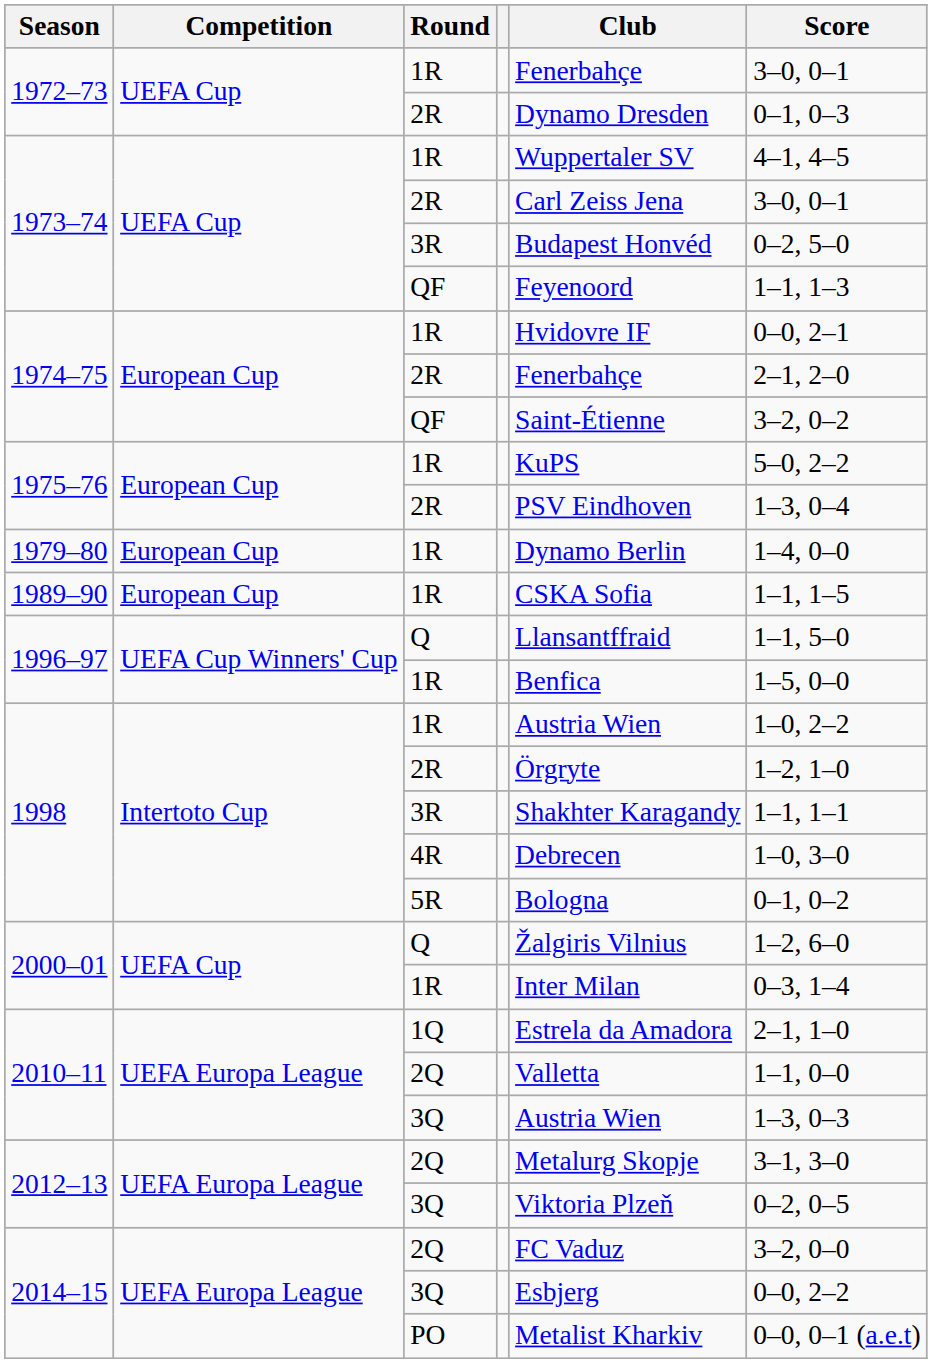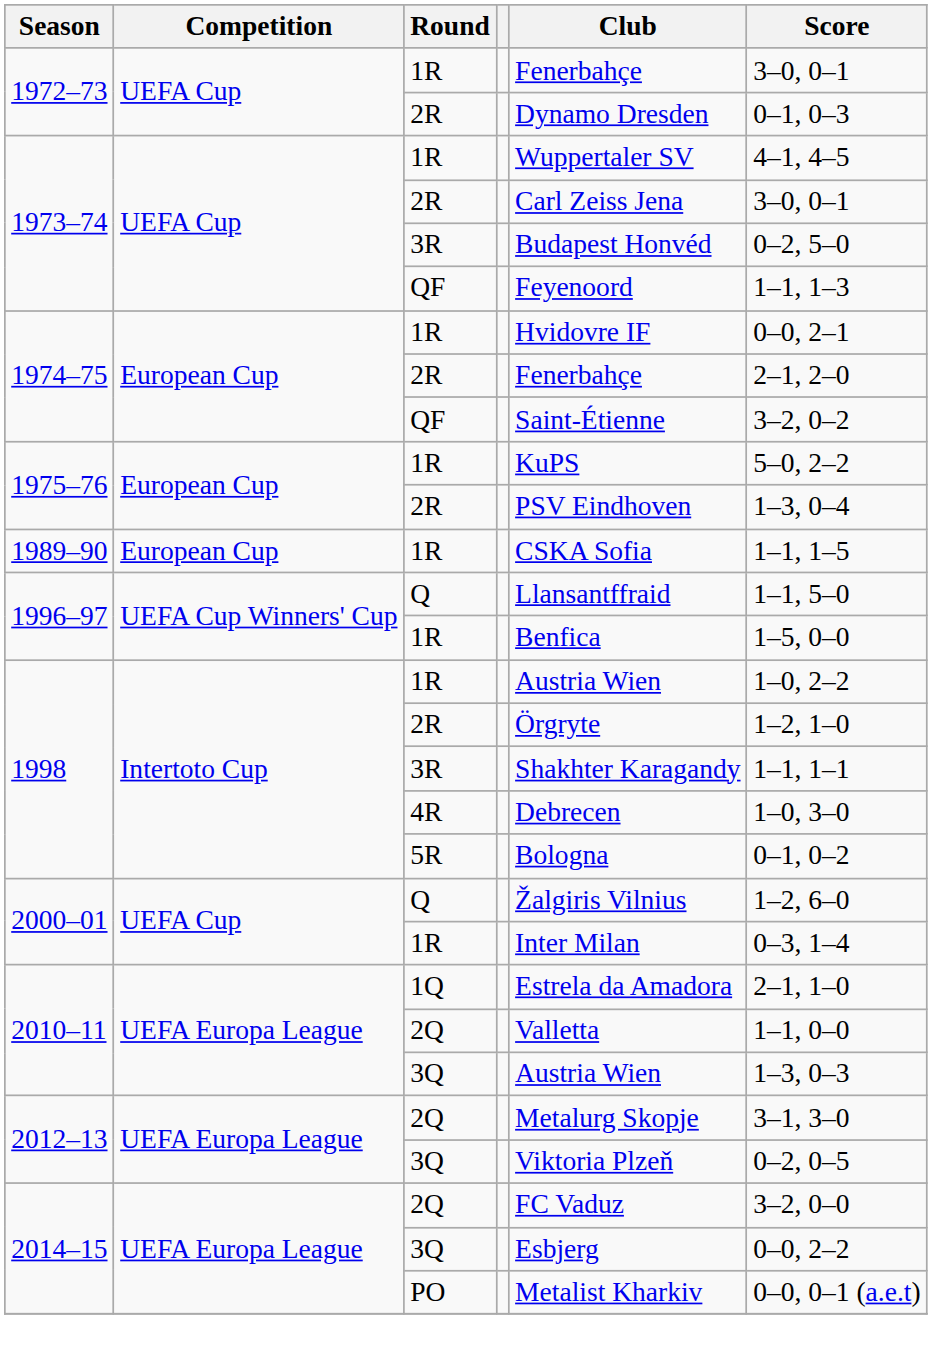- row: (59, 550)
